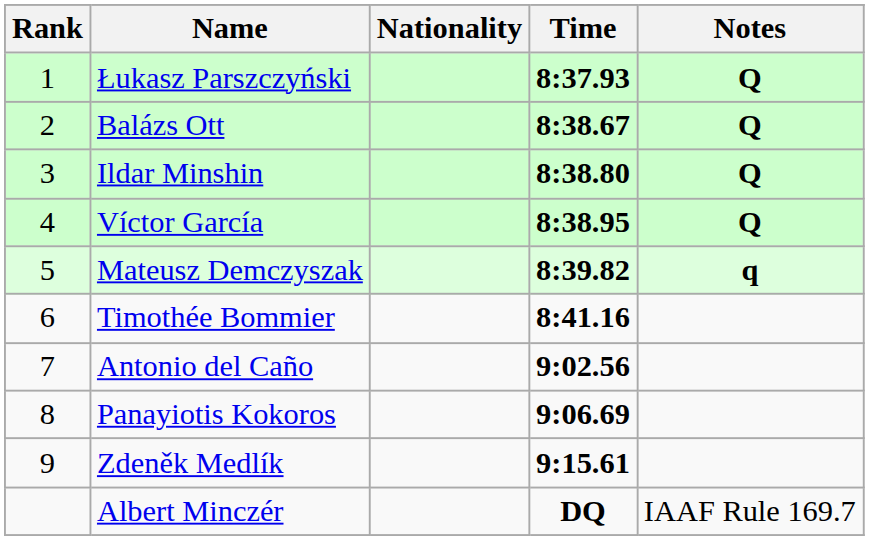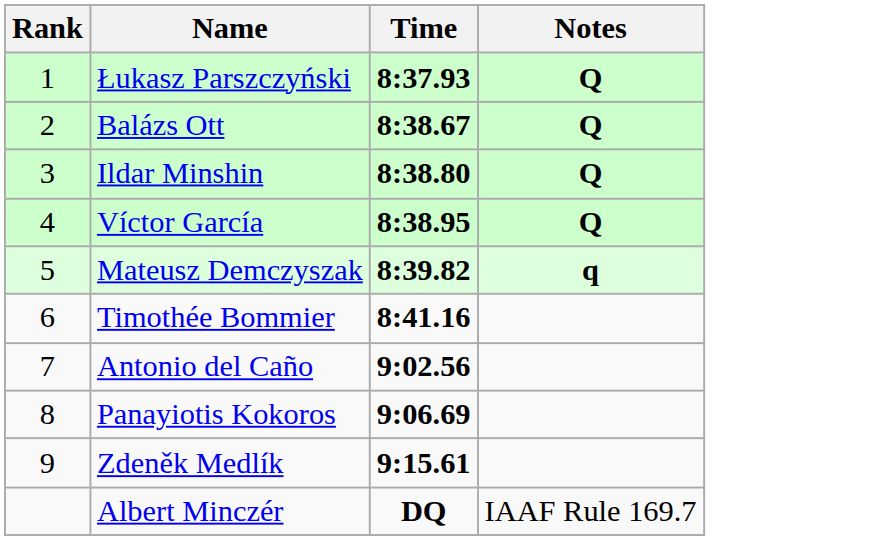- column: (449, 28)
